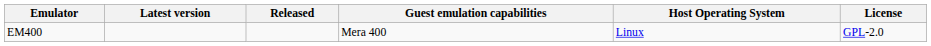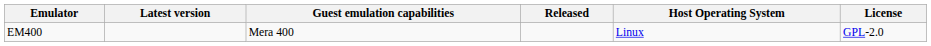columns swapped: (292, 13) <-> (476, 13)
